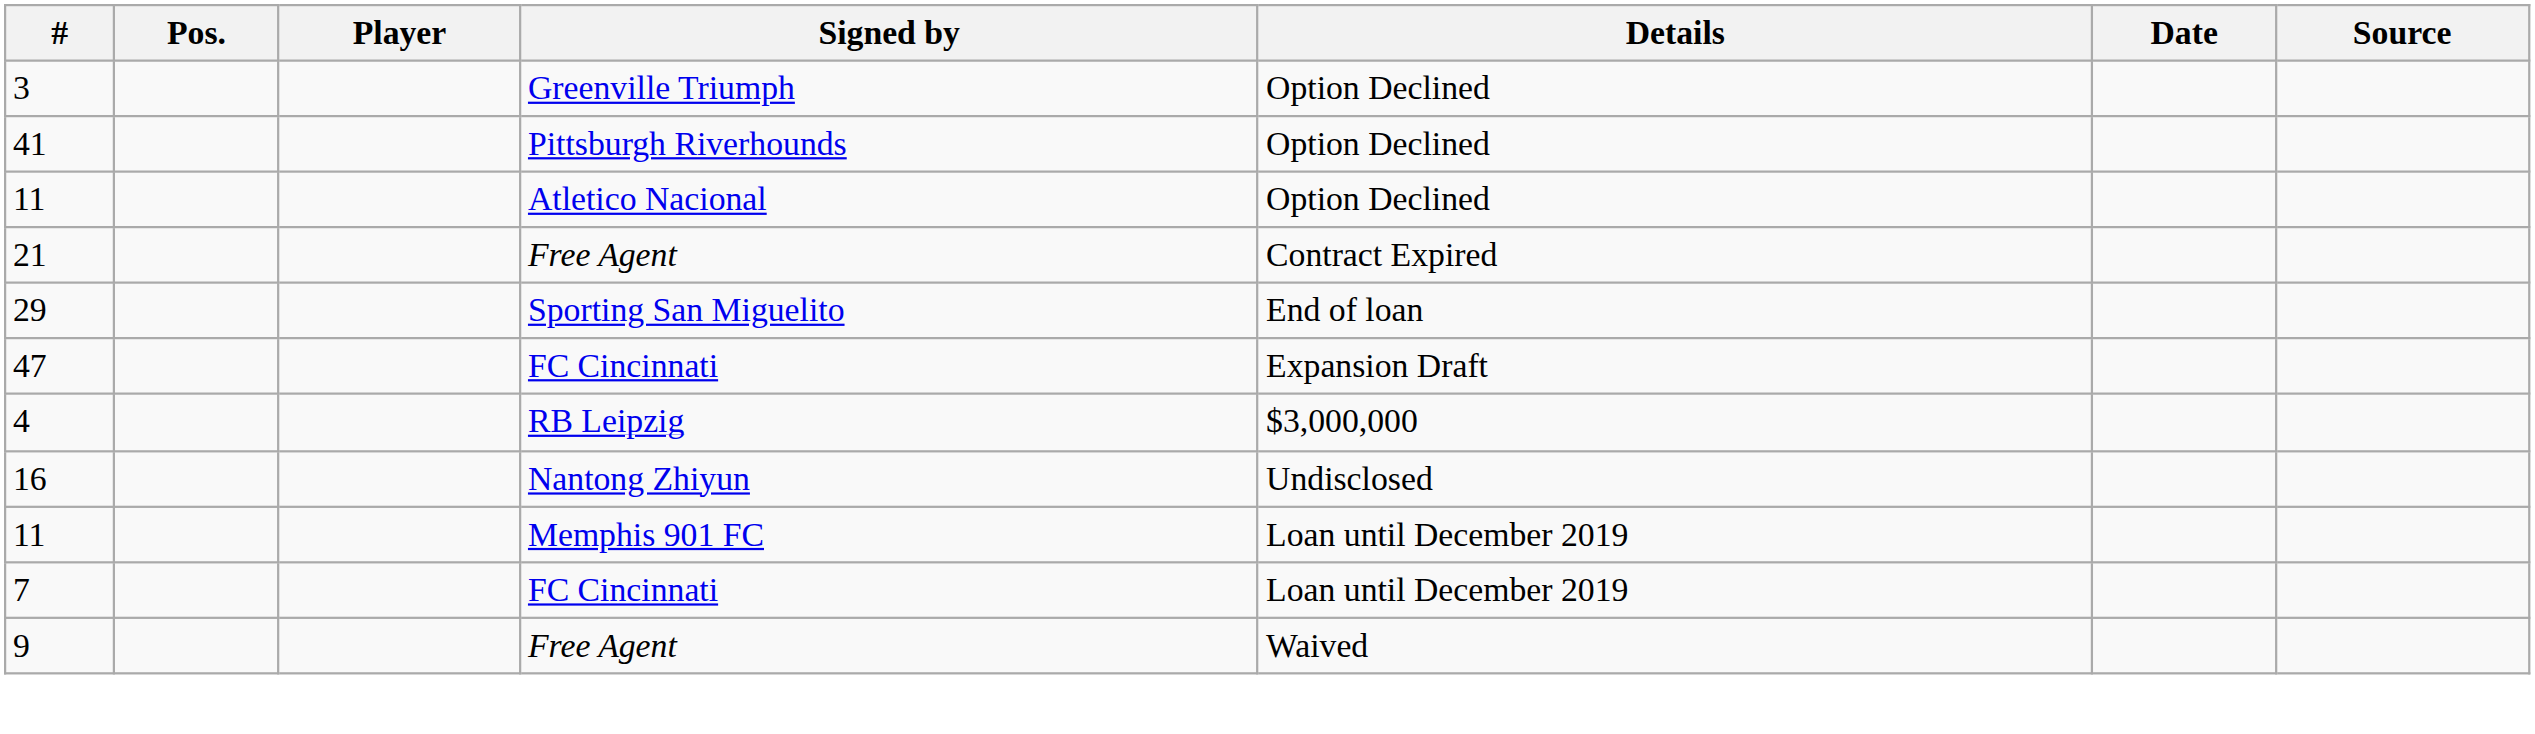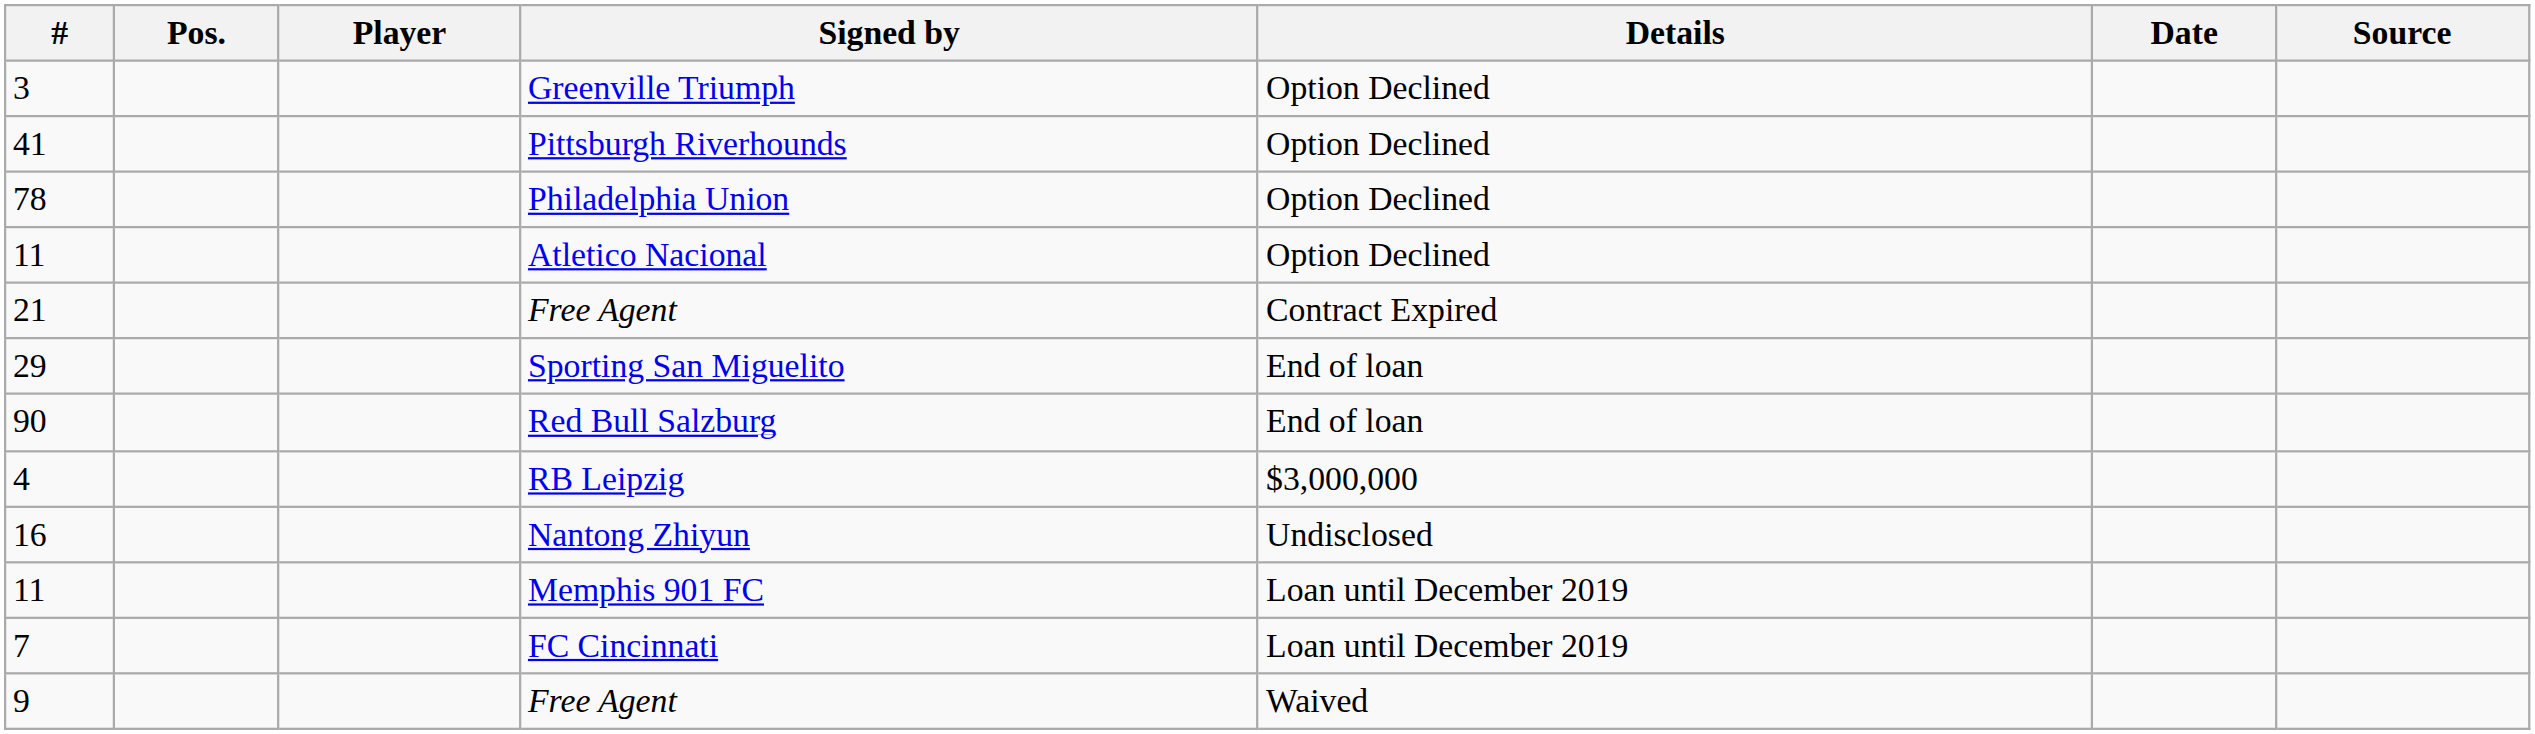+ row: (30, 199)
+ row: (30, 421)
- row: (30, 366)
